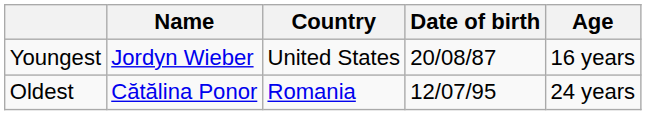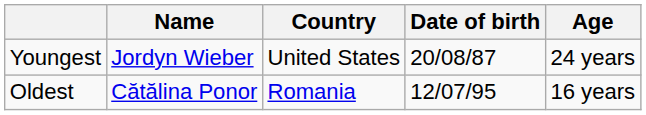(593, 57) 16 years -> (593, 57) 24 years
(593, 92) 24 years -> (593, 92) 16 years
